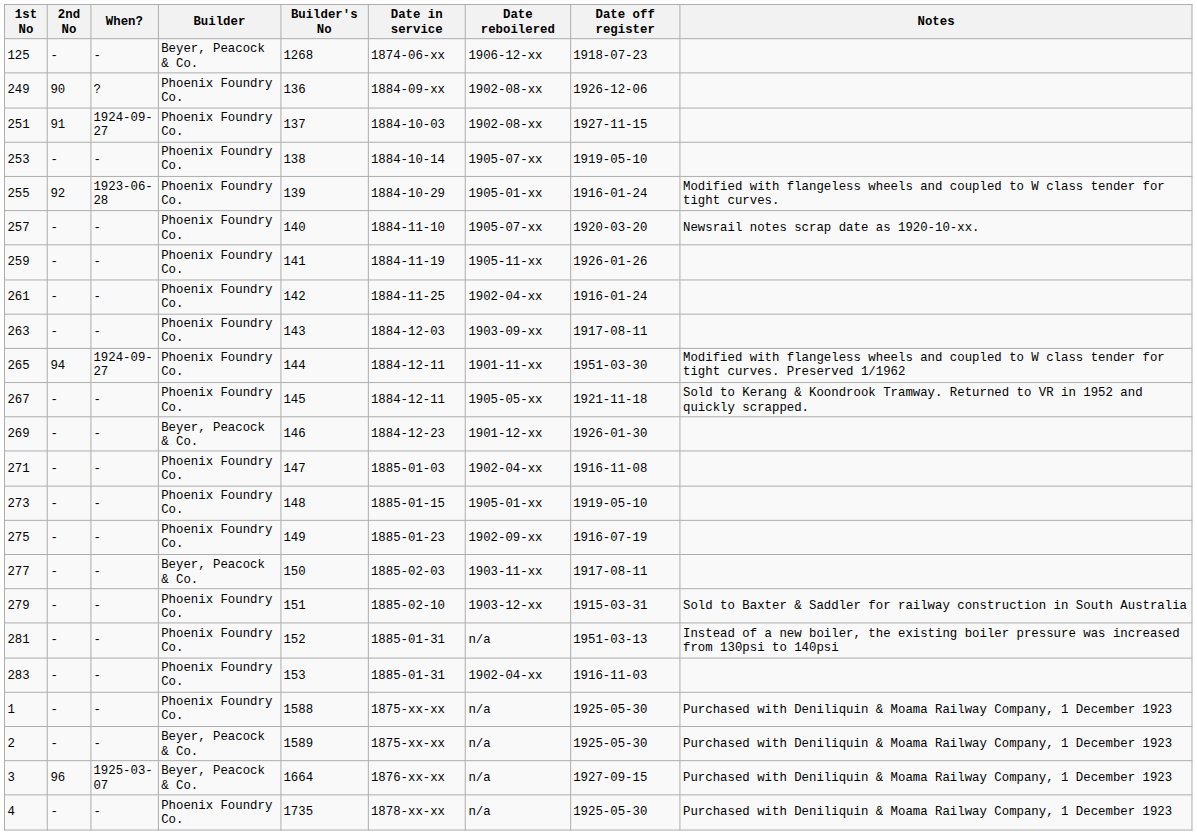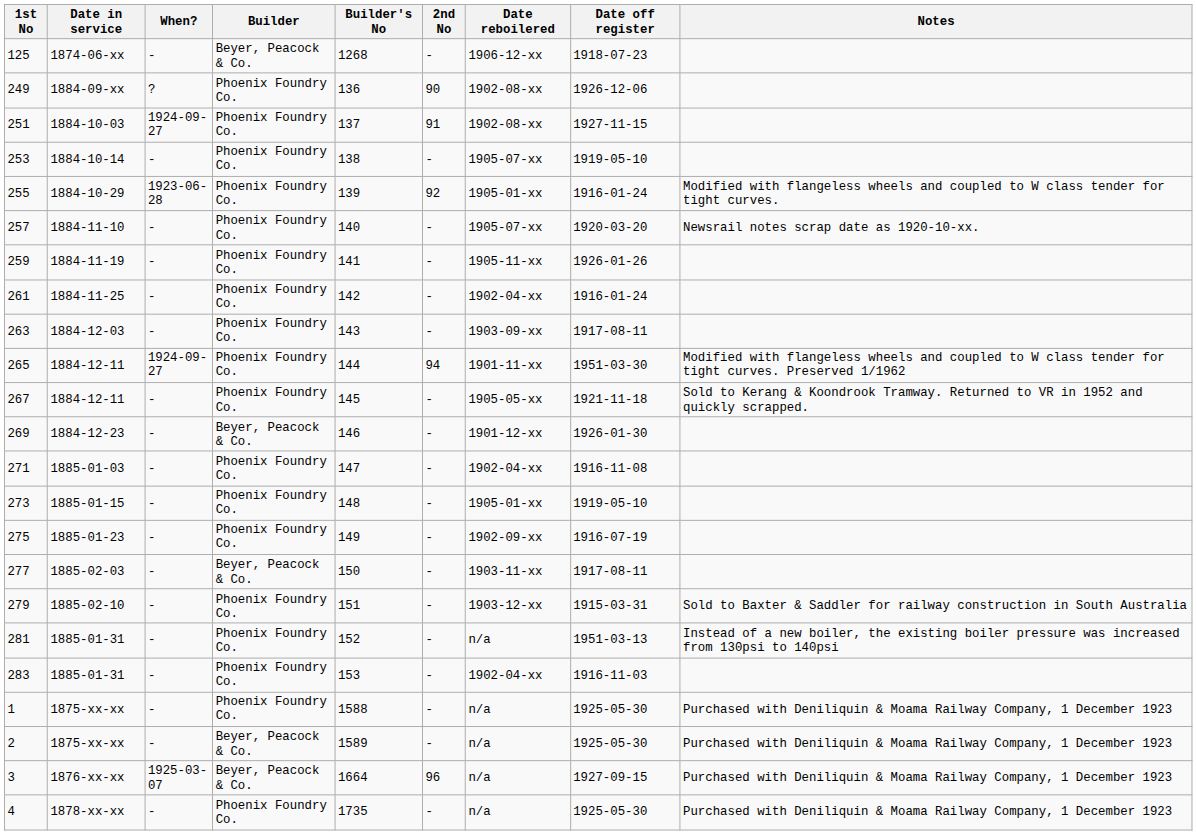columns swapped: (69, 22) <-> (417, 22)
